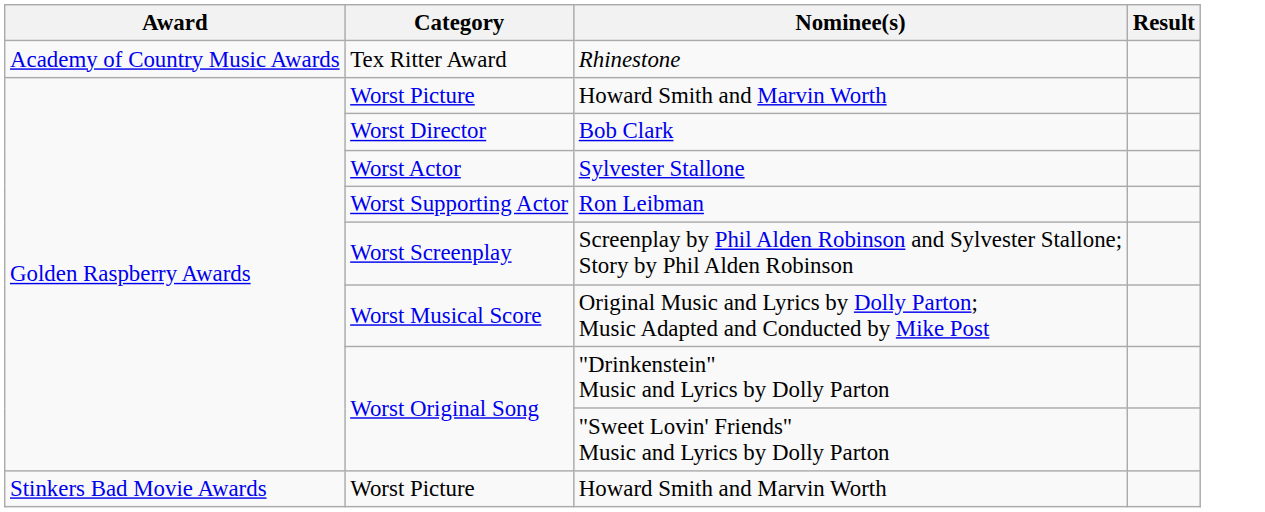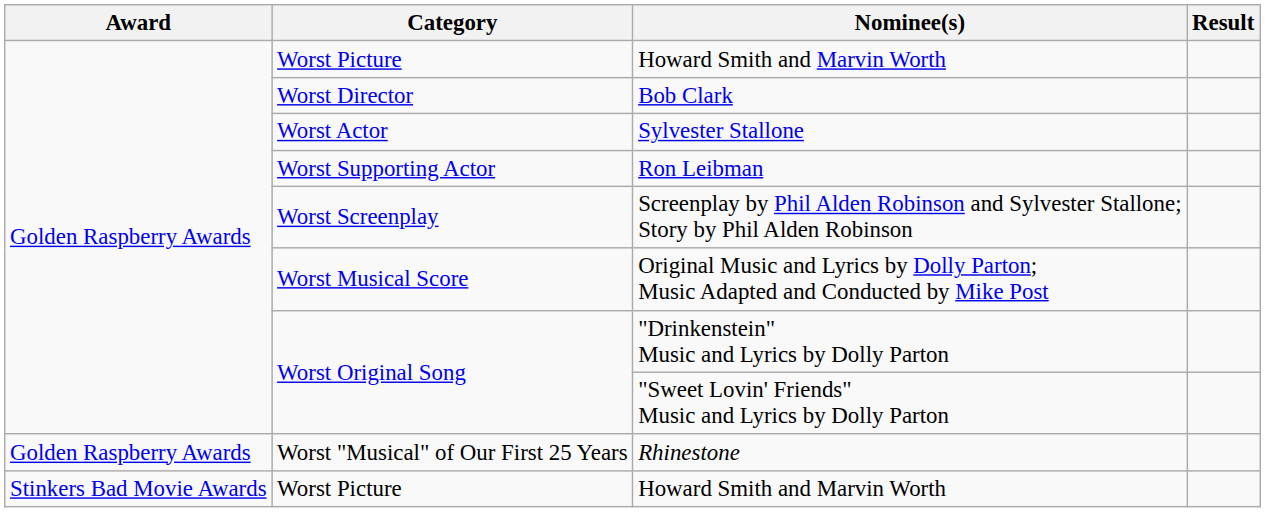- row: (428, 58)
+ row: (452, 452)
